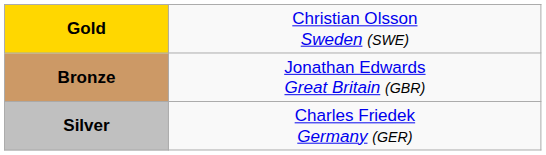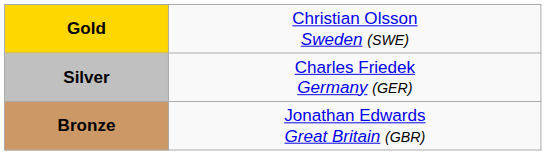rows swapped: (86, 125) <-> (87, 76)
